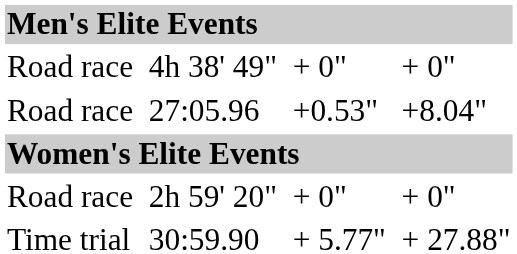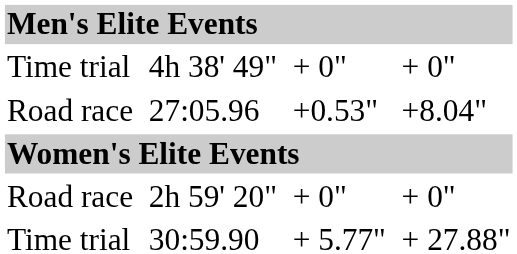(70, 67) Road race -> (69, 67) Time trial
